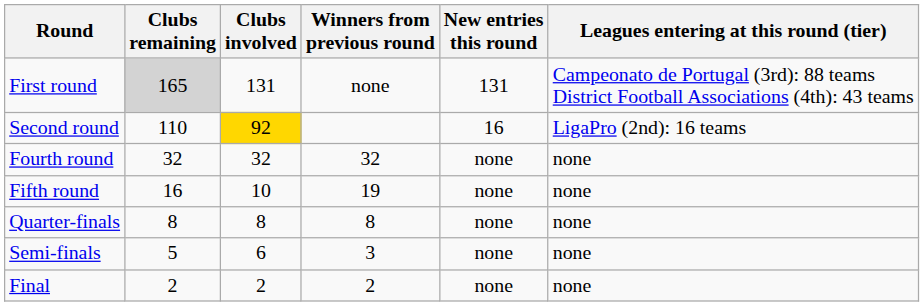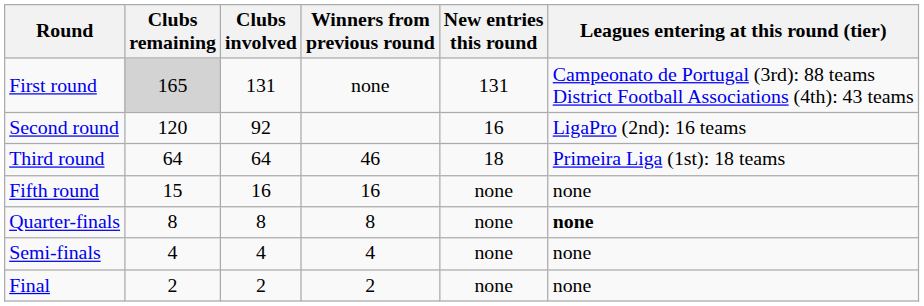(173, 127) 110 -> (173, 127) 120
(261, 127) gold background -> (261, 127) no background
+ row: (57, 159)
- row: (61, 159)
(173, 190) 16 -> (173, 190) 15
(261, 190) 10 -> (261, 190) 16
(370, 190) 19 -> (370, 190) 16
(572, 222) normal -> (573, 222) bold
(173, 253) 5 -> (173, 253) 4
(261, 253) 6 -> (261, 253) 4
(370, 253) 3 -> (370, 253) 4
